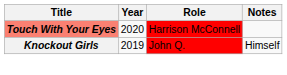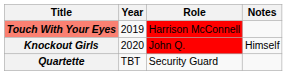(132, 29) 2020 -> (132, 29) 2019
(132, 45) 2019 -> (132, 45) 2020
+ row: (61, 62)
